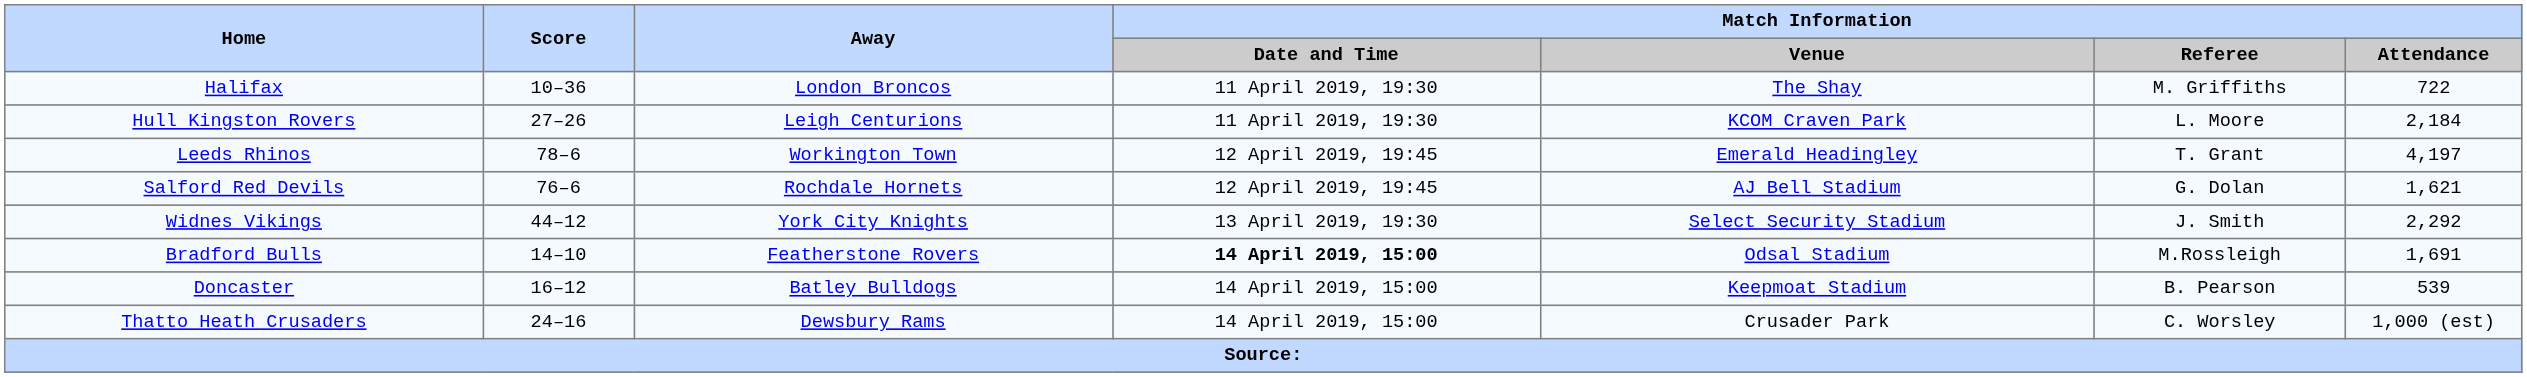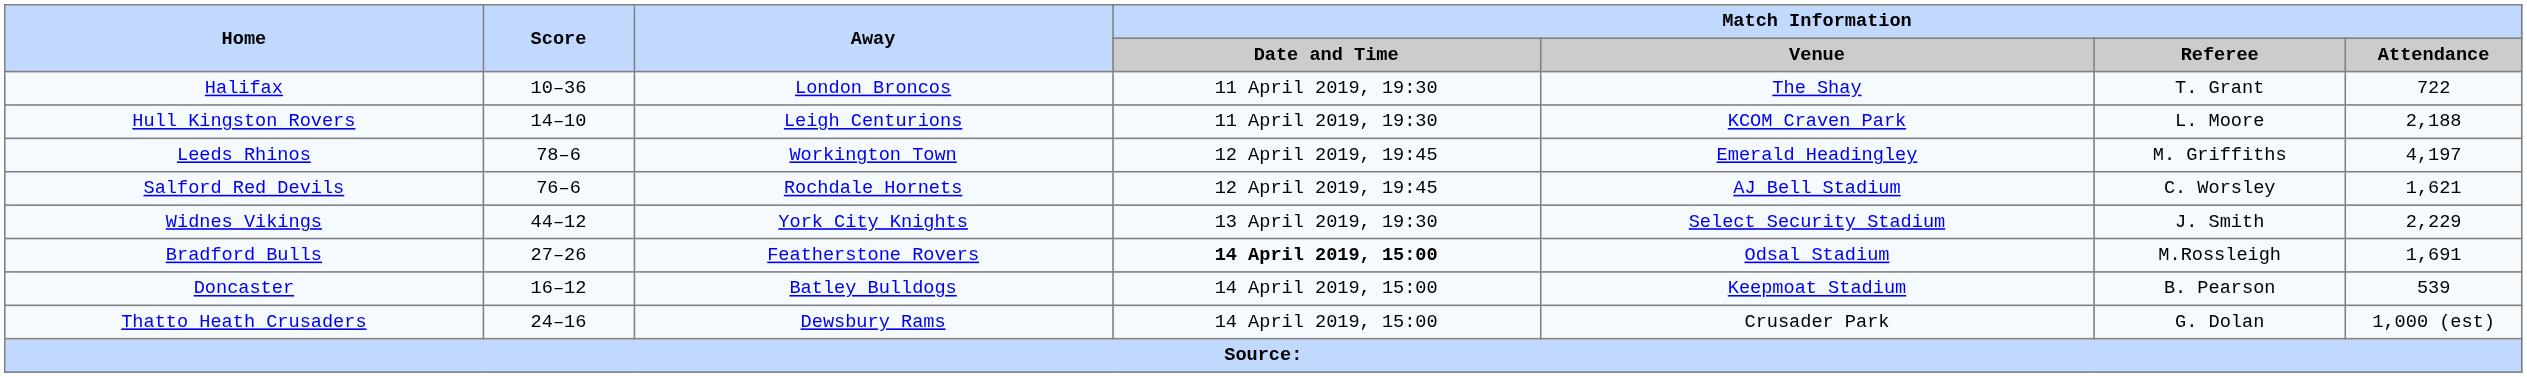(2220, 88) M. Griffiths -> (2220, 88) T. Grant
(559, 122) 27–26 -> (559, 122) 14–10
(2434, 122) 2,184 -> (2434, 122) 2,188
(2220, 155) T. Grant -> (2220, 155) M. Griffiths
(2220, 188) G. Dolan -> (2220, 188) C. Worsley
(2434, 222) 2,292 -> (2434, 222) 2,229
(559, 255) 14–10 -> (559, 255) 27–26
(2220, 322) C. Worsley -> (2220, 322) G. Dolan
